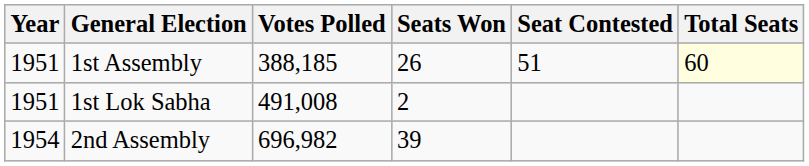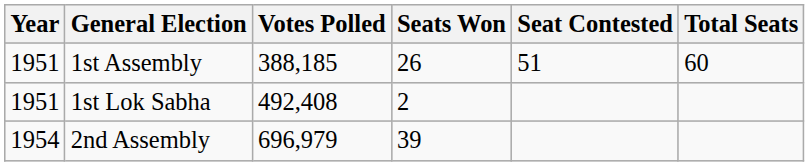(696, 62) lightyellow background -> (696, 62) no background
(298, 101) 491,008 -> (298, 101) 492,408
(298, 140) 696,982 -> (298, 140) 696,979
